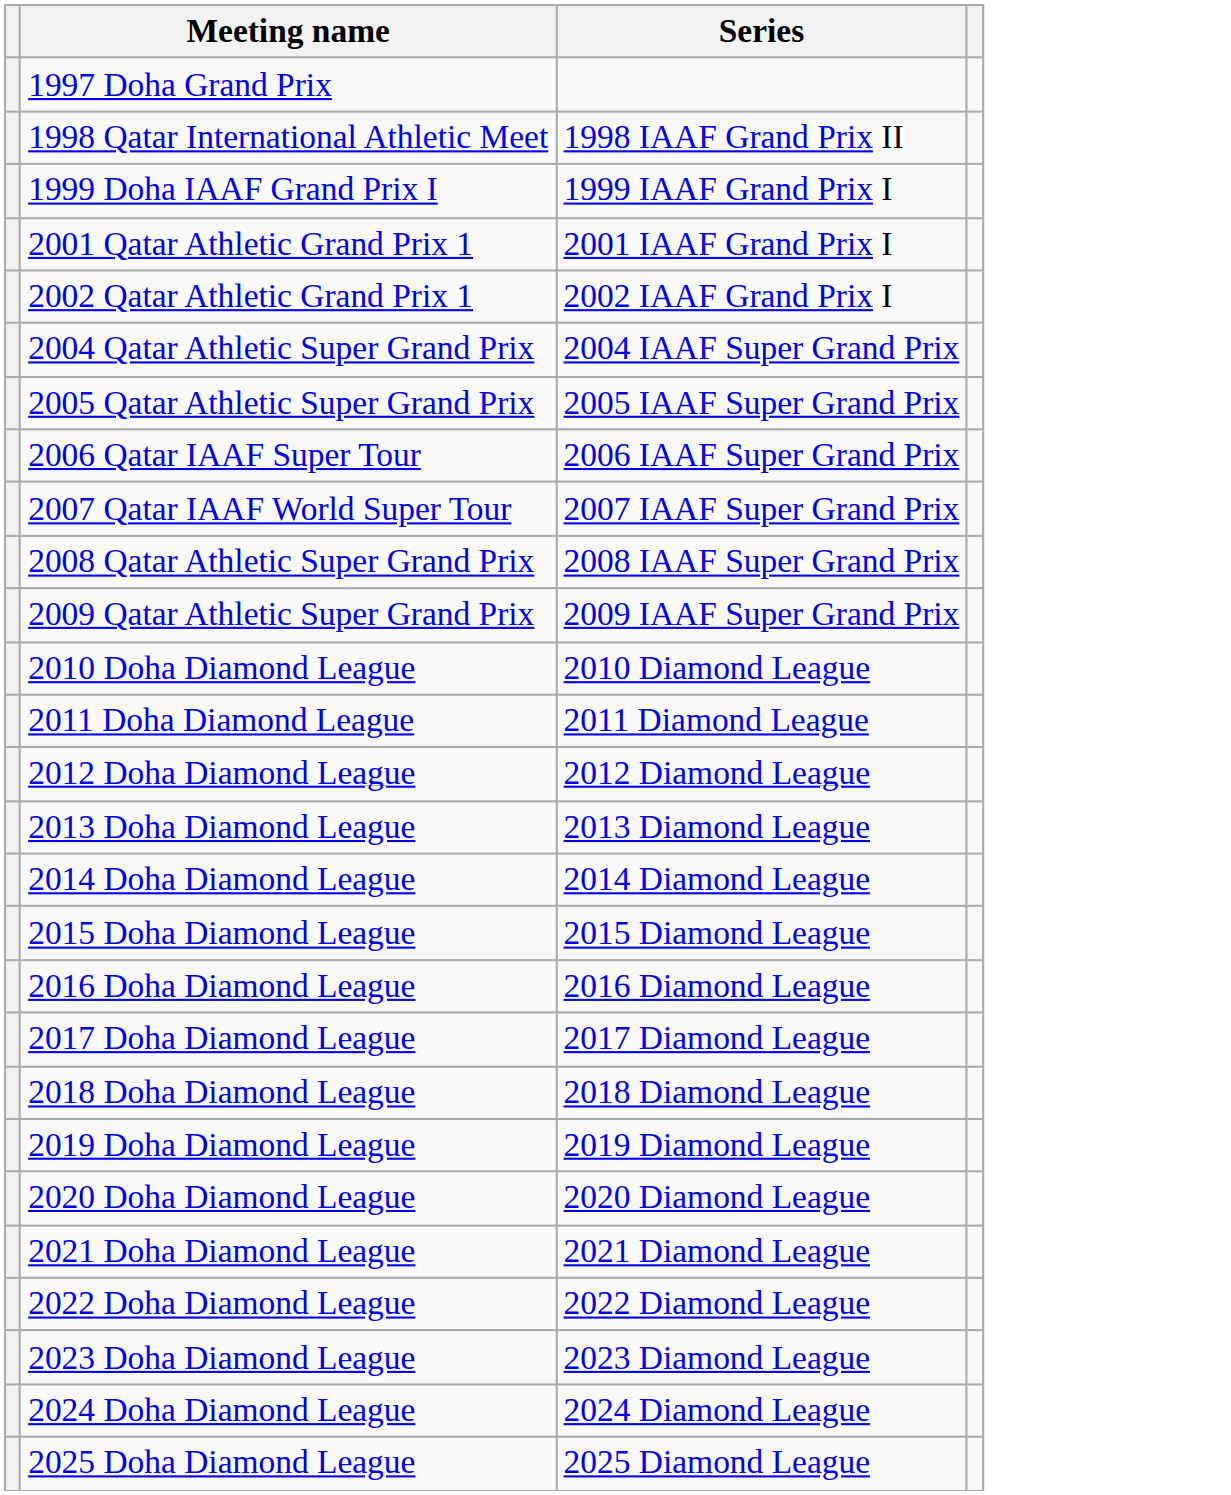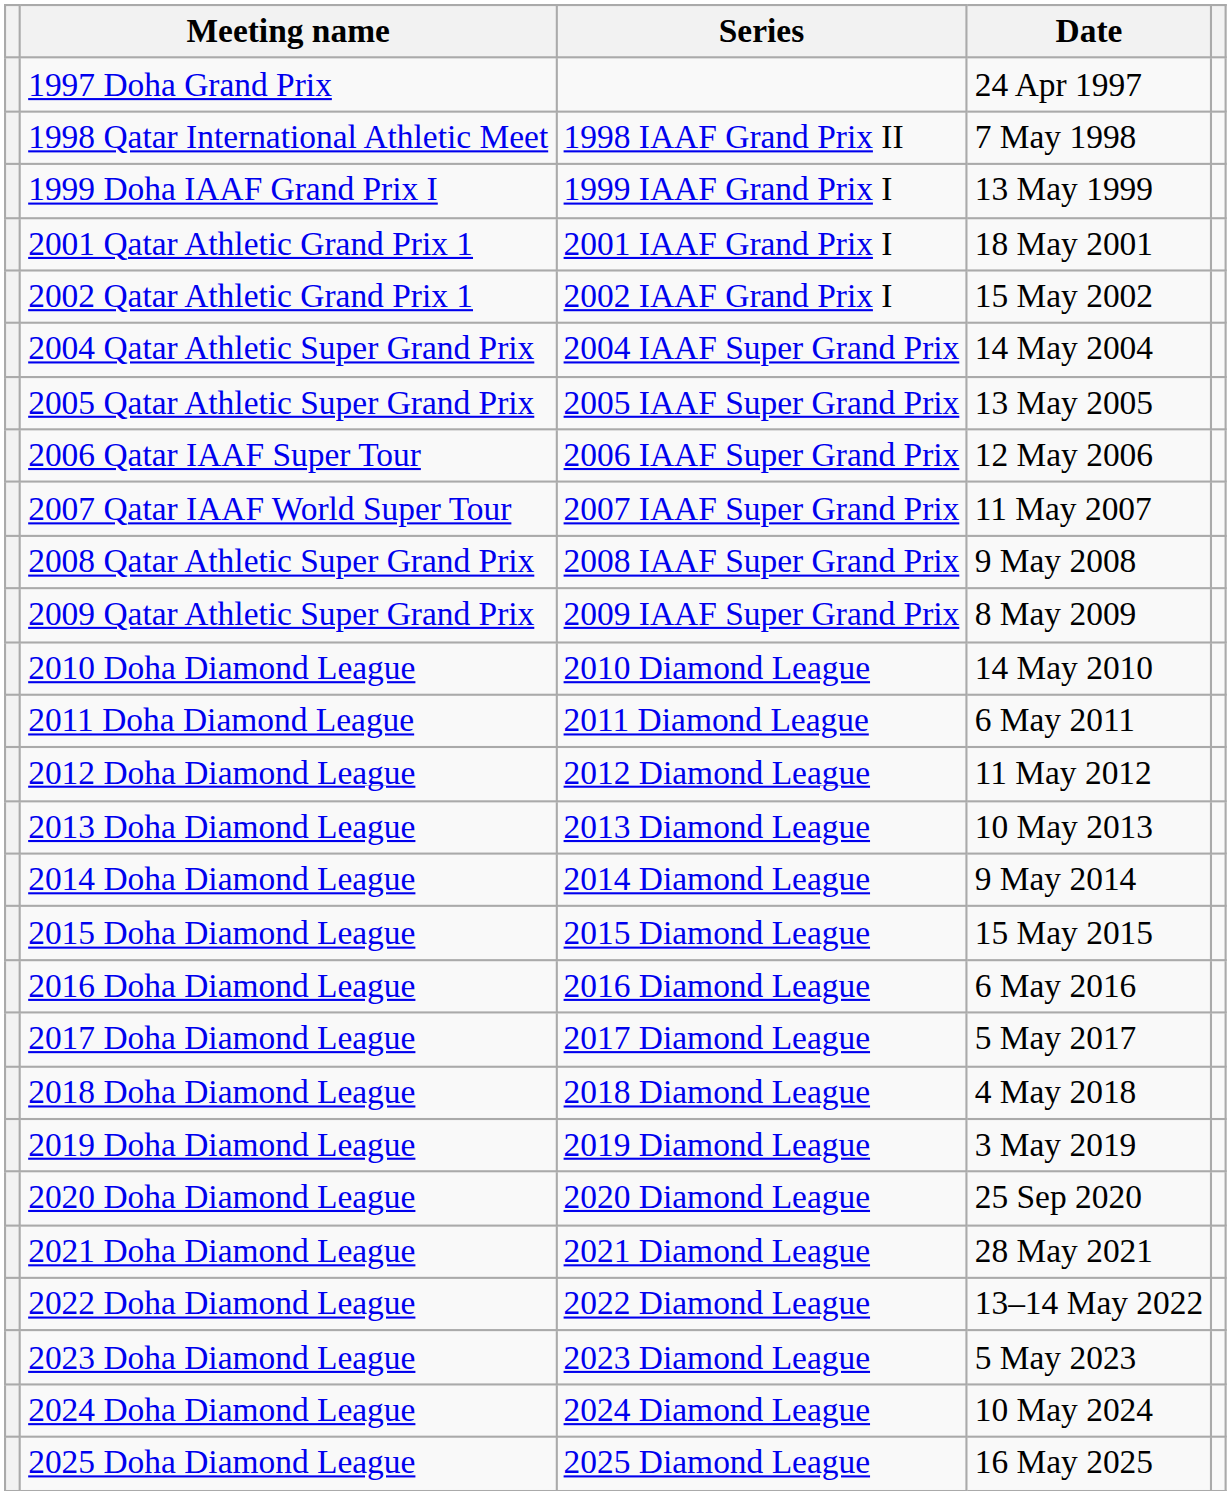+ column: (1089, 31)
